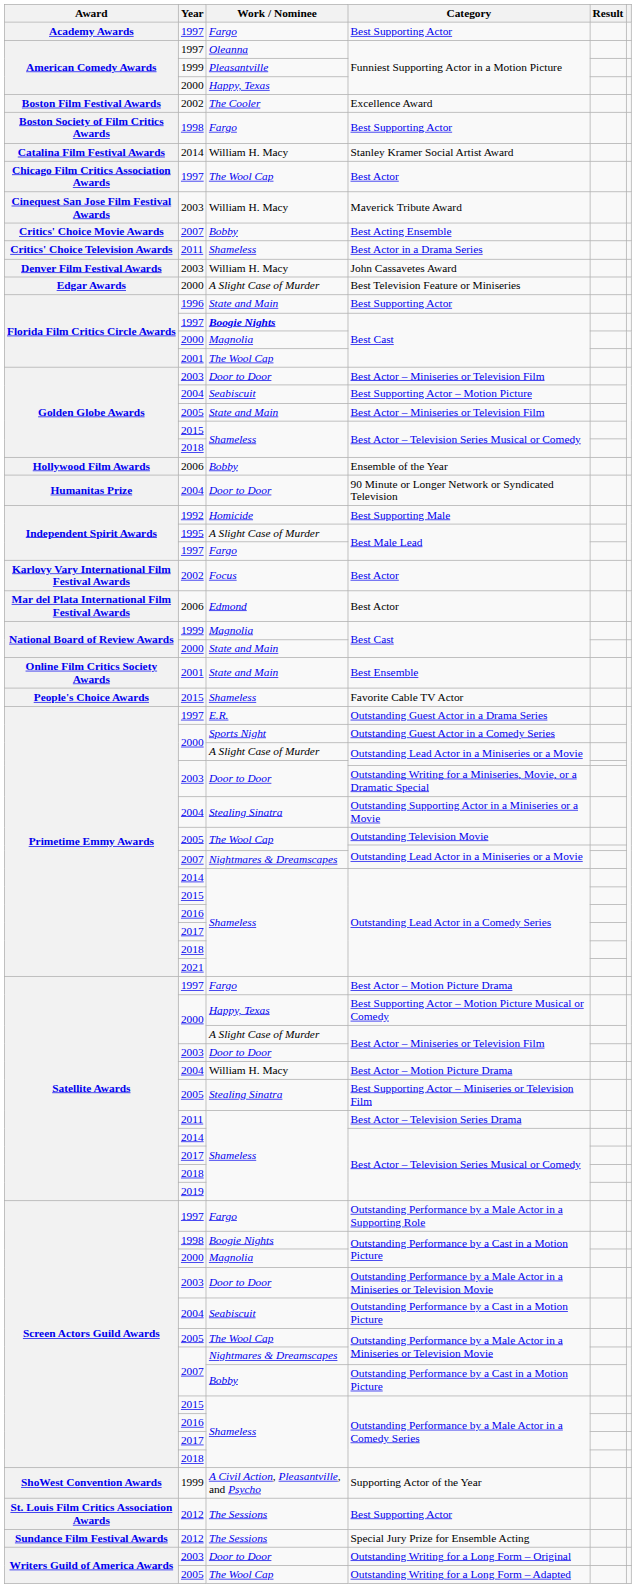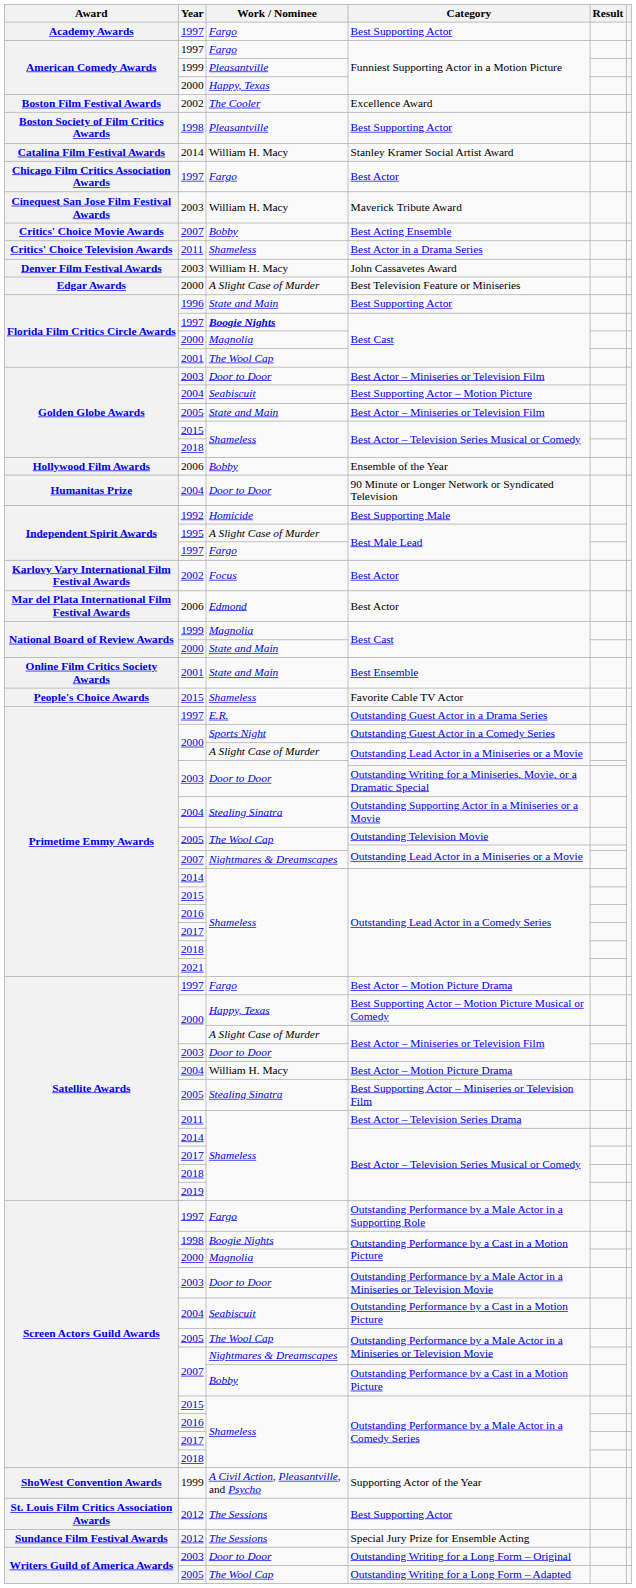(228, 49) Oleanna -> (223, 49) Fargo
(223, 127) Fargo -> (239, 127) Pleasantville
(241, 176) The Wool Cap -> (223, 176) Fargo
